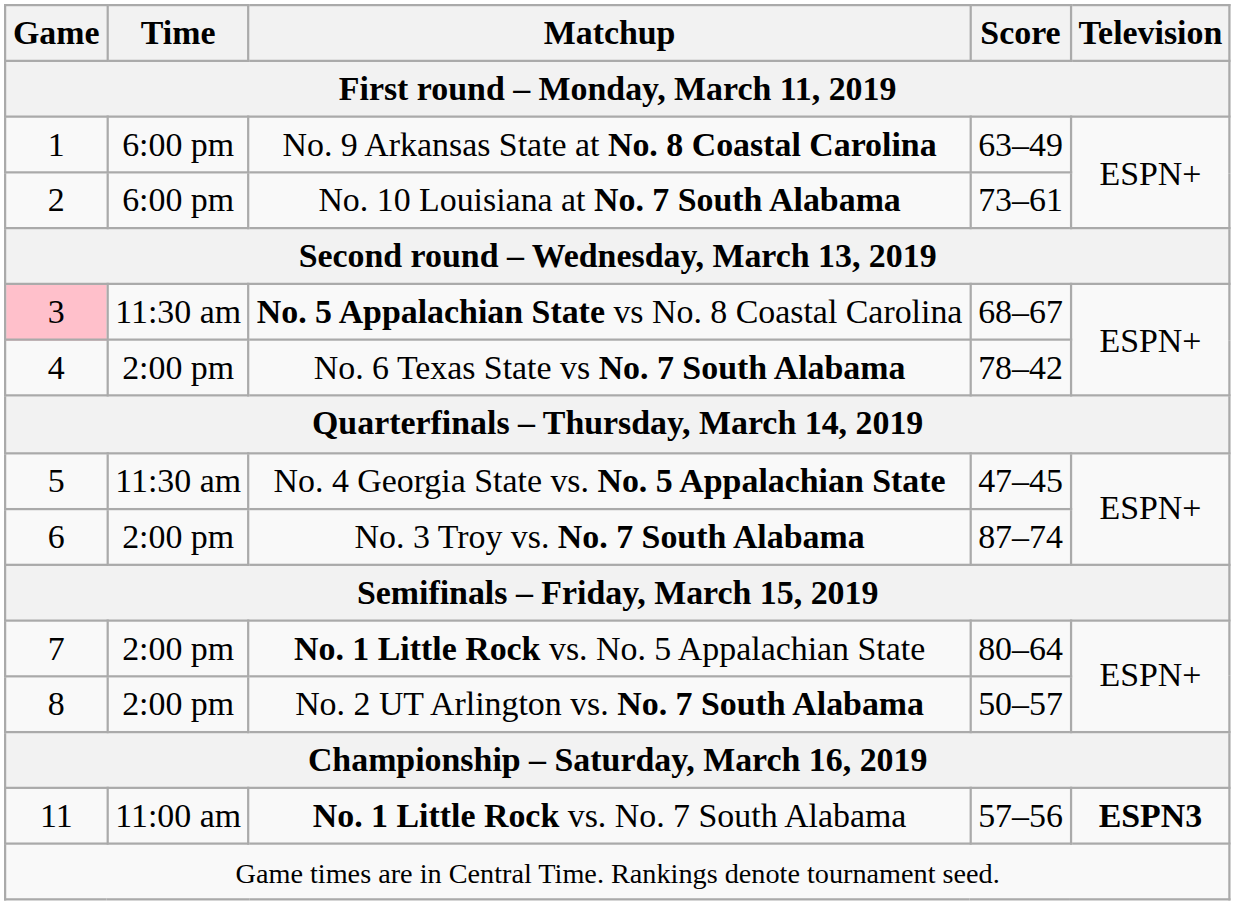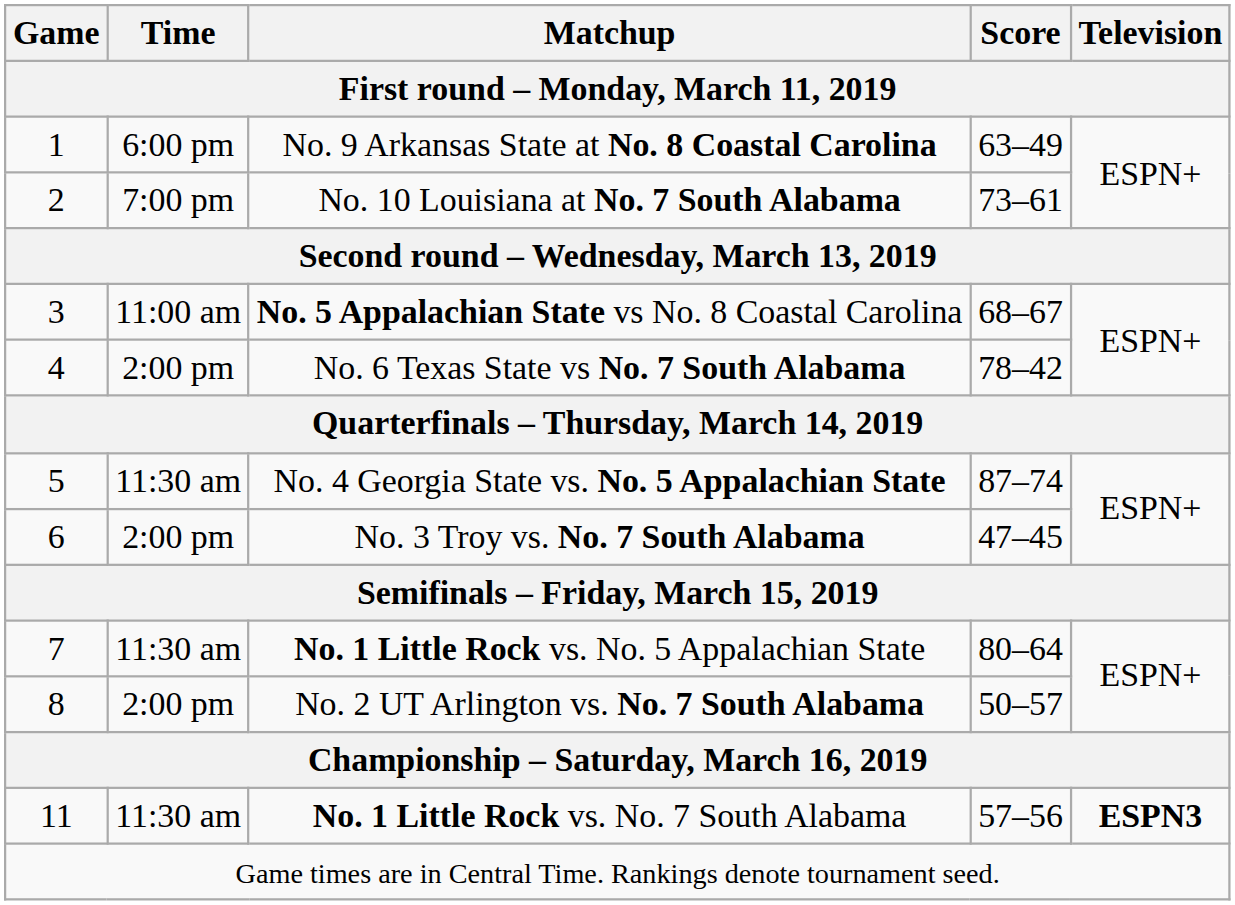(178, 200) 6:00 pm -> (178, 200) 7:00 pm
(56, 312) pink background -> (56, 312) no background
(178, 312) 11:30 am -> (178, 312) 11:00 am
(1020, 479) 47–45 -> (1020, 479) 87–74
(1020, 535) 87–74 -> (1020, 535) 47–45
(178, 647) 2:00 pm -> (178, 647) 11:30 am
(178, 815) 11:00 am -> (178, 815) 11:30 am
